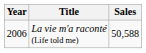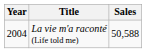(17, 34) 2006 -> (17, 34) 2004
